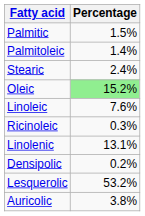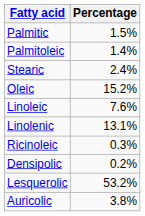(120, 88) lightgreen background -> (120, 88) no background
rows swapped: (30, 145) <-> (32, 126)
